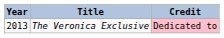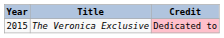(17, 26) 2013 -> (17, 26) 2015
